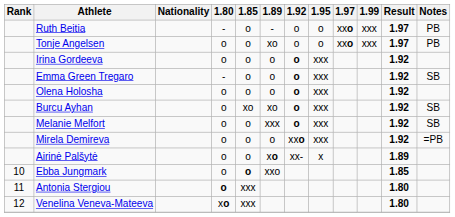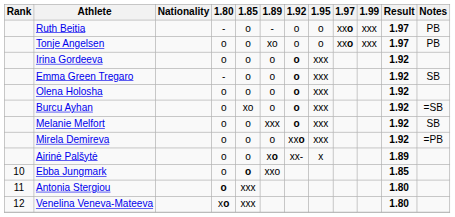(272, 108) xo -> (272, 108) o
(433, 108) SB -> (433, 108) =SB
